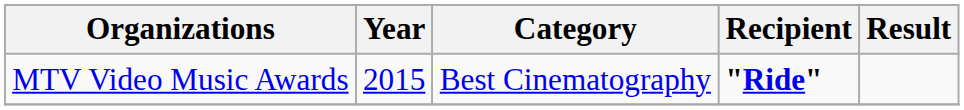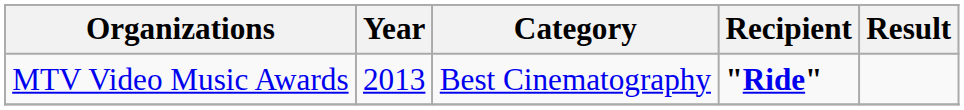(394, 78) 2015 -> (394, 78) 2013
